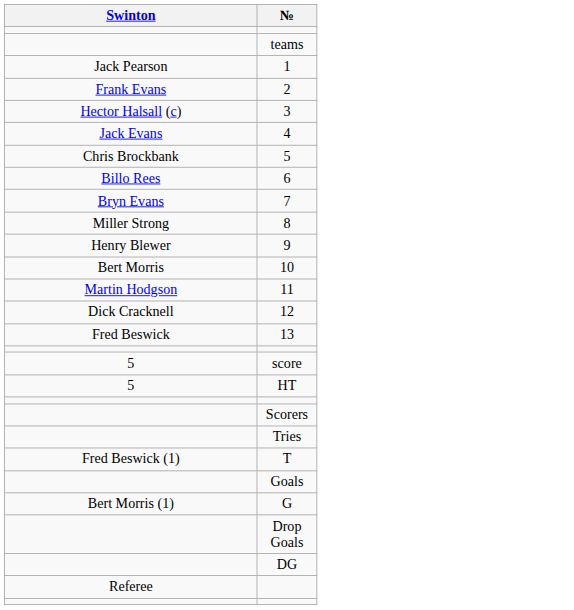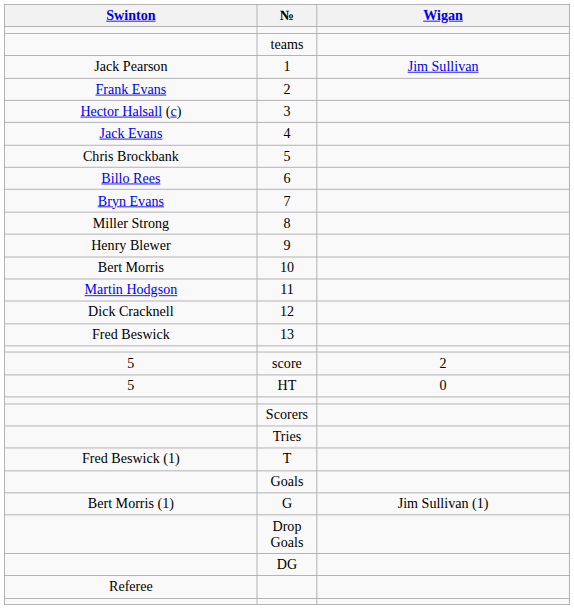+ column: (443, 15)
